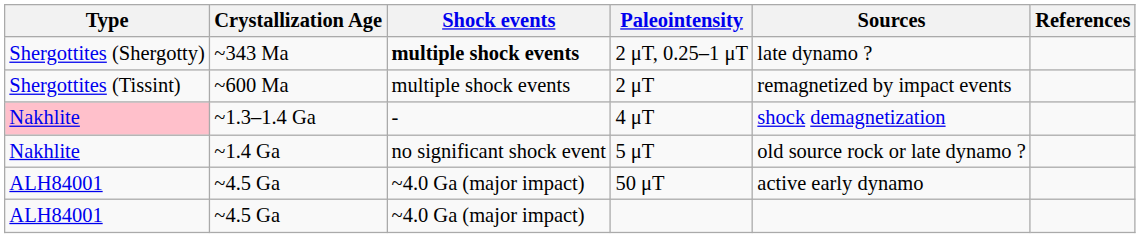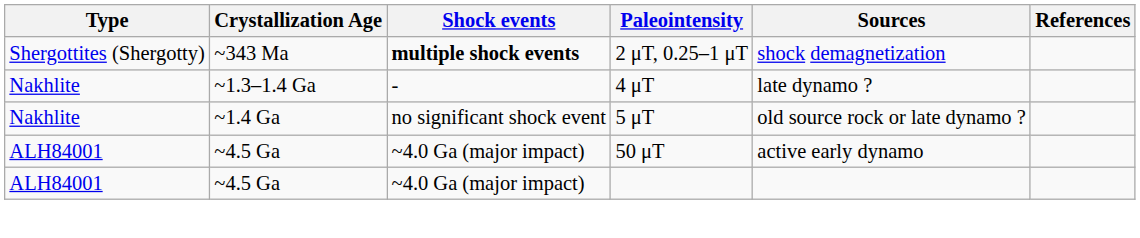(815, 53) late dynamo ? -> (851, 53) shock demagnetization
- row: (635, 85)
(45, 118) pink background -> (45, 85) no background
(851, 118) shock demagnetization -> (815, 85) late dynamo ?
